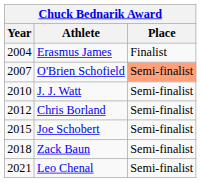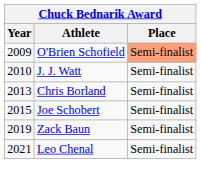- row: (74, 52)
(19, 71) 2007 -> (19, 52) 2009
(19, 110) 2012 -> (19, 91) 2013
(19, 149) 2018 -> (19, 129) 2019
